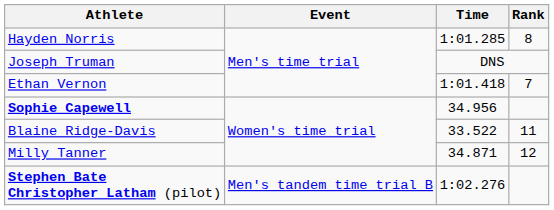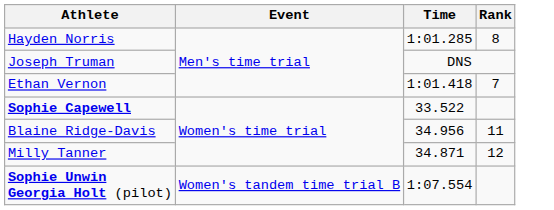(472, 108) 34.956 -> (440, 108) 33.522
(472, 131) 33.522 -> (440, 131) 34.956
- row: (115, 185)
+ row: (90, 185)
